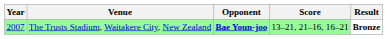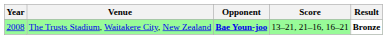(16, 27) 2007 -> (16, 27) 2008
